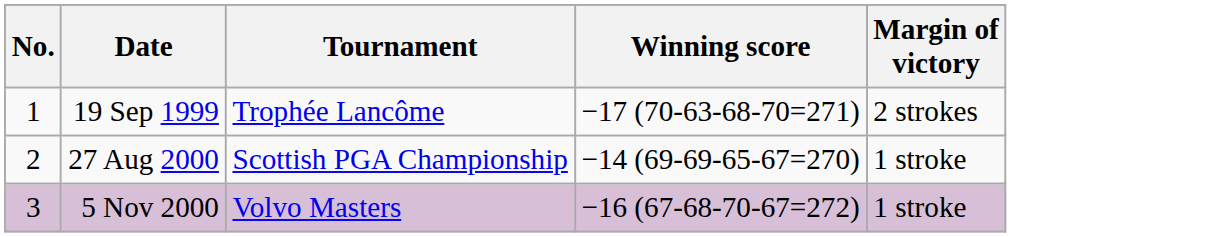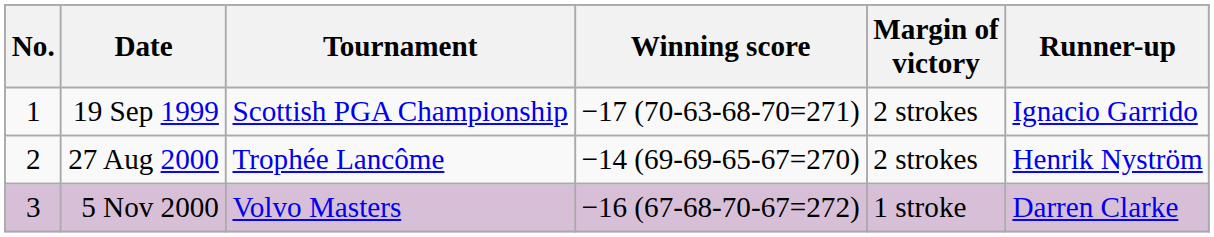+ column: (1108, 46)
(338, 111) Trophée Lancôme -> (400, 111) Scottish PGA Championship
(400, 159) Scottish PGA Championship -> (338, 159) Trophée Lancôme
(920, 159) 1 stroke -> (926, 159) 2 strokes
